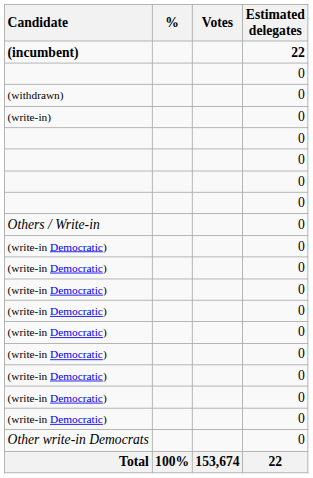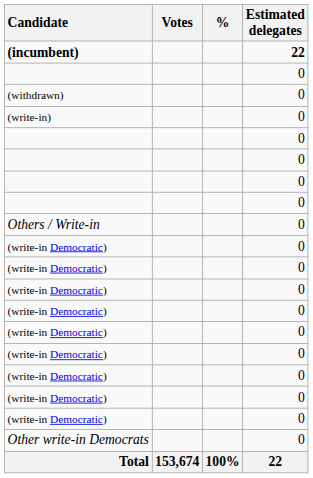columns swapped: (217, 22) <-> (172, 22)
